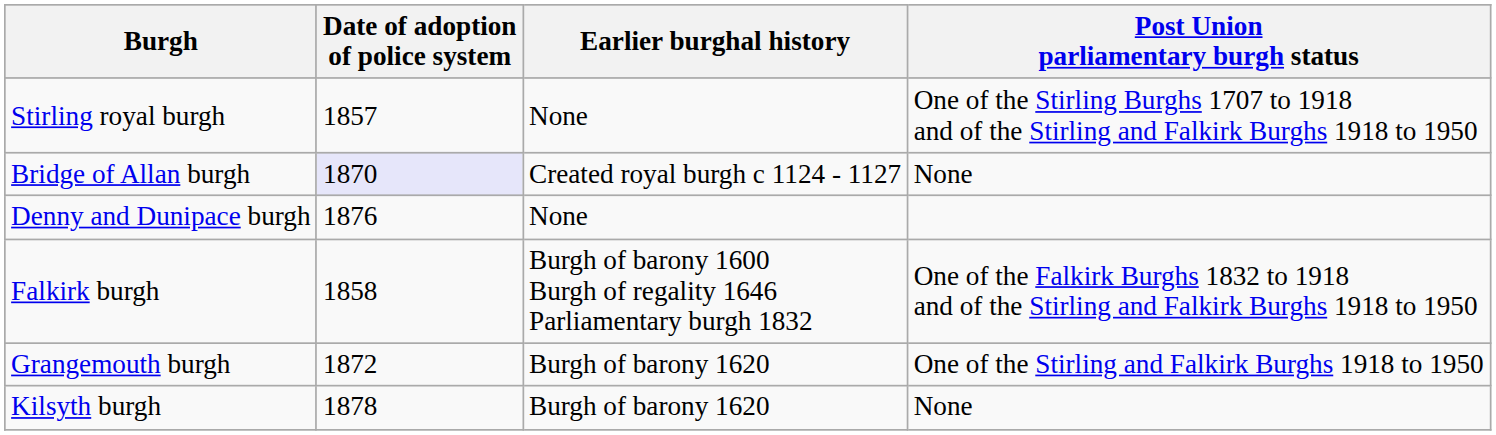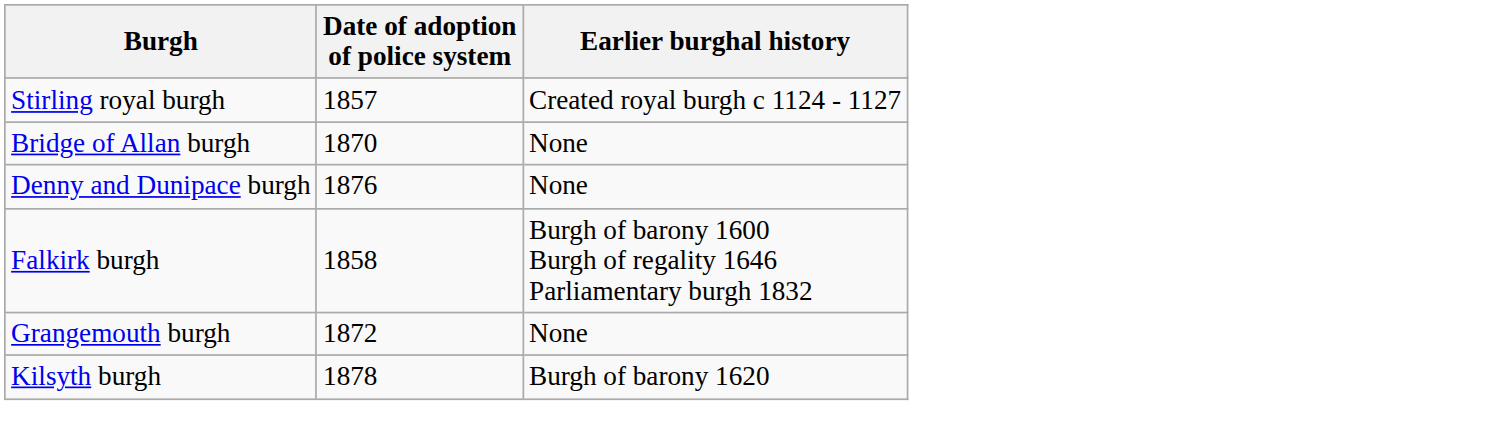- column: (1199, 41)
(558, 115) None -> (715, 99) Created royal burgh c 1124 - 1127
(350, 173) lavender background -> (350, 142) no background
(715, 173) Created royal burgh c 1124 - 1127 -> (558, 142) None
(649, 364) Burgh of barony 1620 -> (558, 333) None
